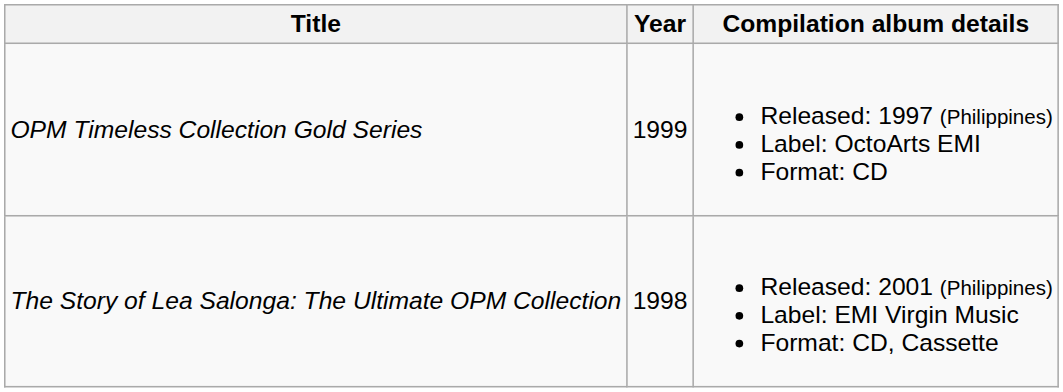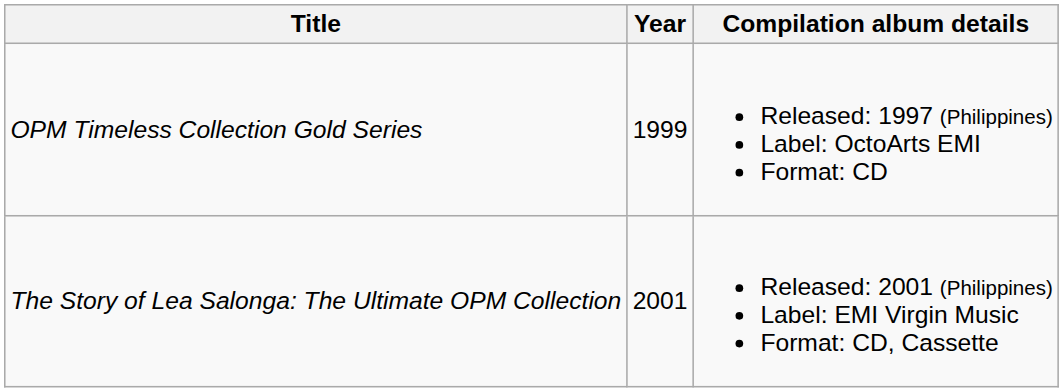(660, 300) 1998 -> (660, 300) 2001
